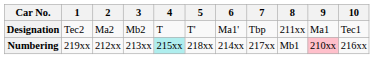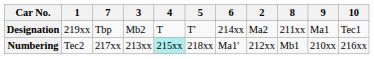columns swapped: (108, 12) <-> (262, 12)
(74, 29) Tec2 -> (77, 29) 219xx
(229, 29) Ma1' -> (231, 29) 214xx
(77, 45) 219xx -> (74, 45) Tec2
(231, 45) 214xx -> (229, 45) Ma1'
(323, 45) pink background -> (323, 45) no background
